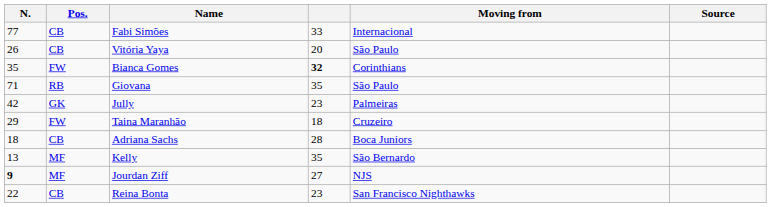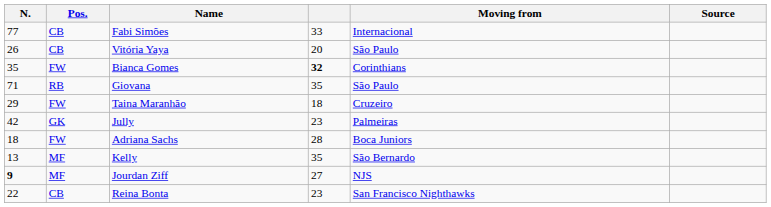rows swapped: (123, 103) <-> (149, 121)
(56, 139) CB -> (57, 139) FW
